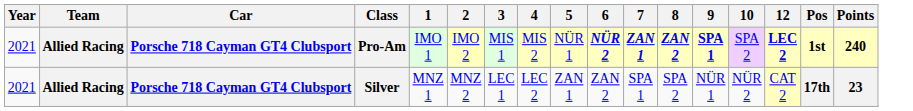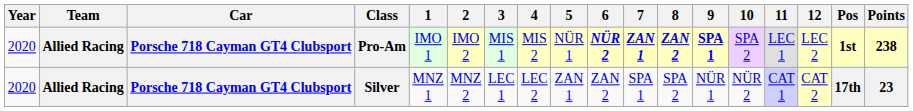+ column: (782, 15)
(22, 46) 2021 -> (22, 46) 2020
(783, 46) bold -> (815, 46) normal
(855, 46) 240 -> (886, 46) 238
(22, 86) 2021 -> (22, 86) 2020
